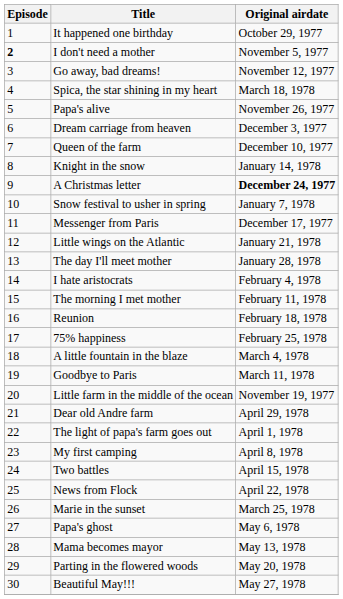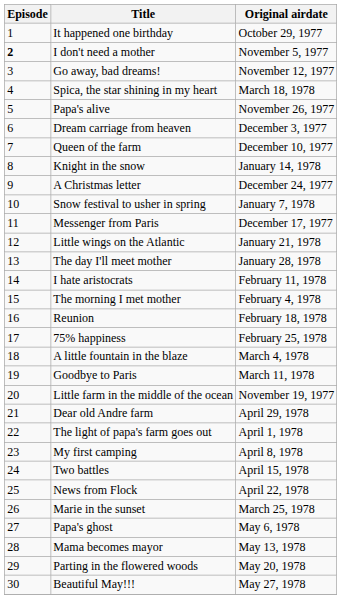(287, 185) bold -> (286, 185) normal
(280, 280) February 4, 1978 -> (282, 280) February 11, 1978
(282, 299) February 11, 1978 -> (280, 299) February 4, 1978
